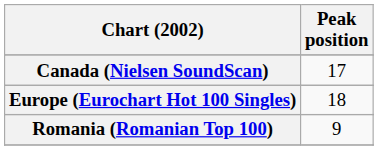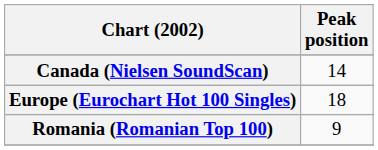(337, 70) 17 -> (337, 70) 14
